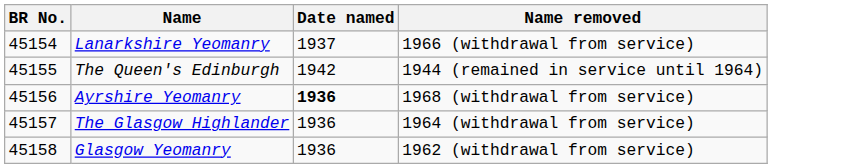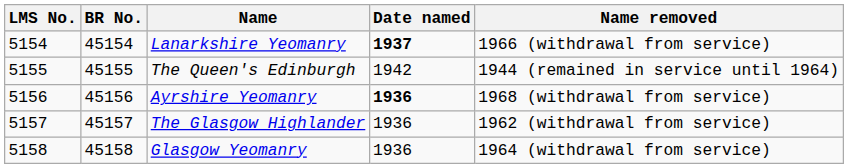+ column: (43, 18)
(317, 44) normal -> (393, 44) bold
(549, 124) 1964 (withdrawal from service) -> (625, 124) 1962 (withdrawal from service)
(549, 150) 1962 (withdrawal from service) -> (625, 150) 1964 (withdrawal from service)
